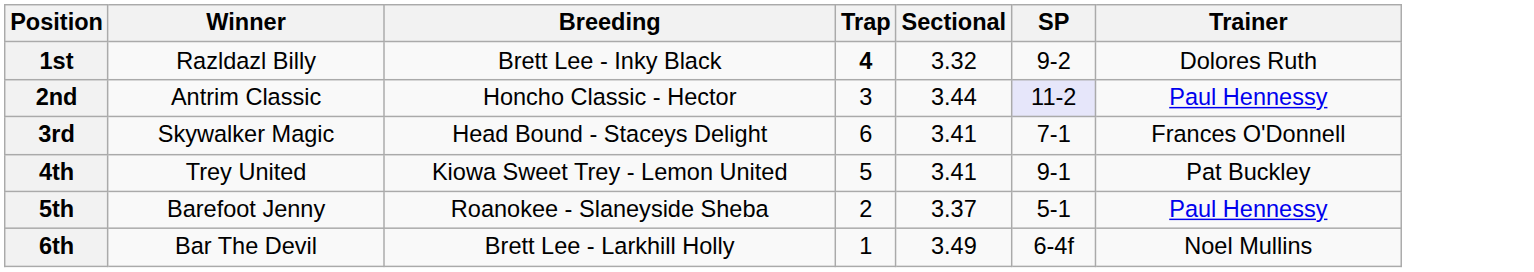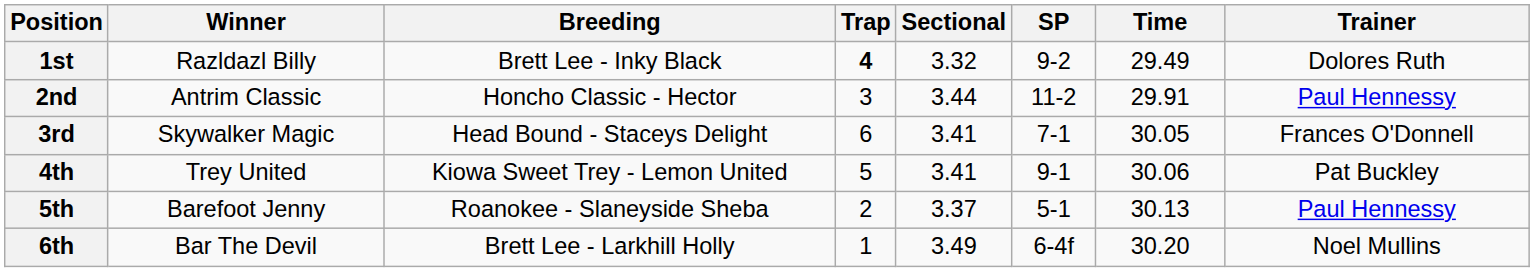+ column: (1160, 23)
(1054, 97) lavender background -> (1054, 97) no background
